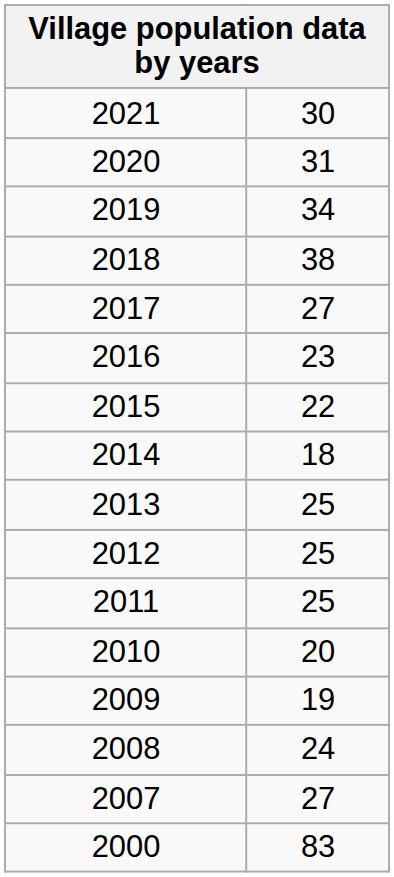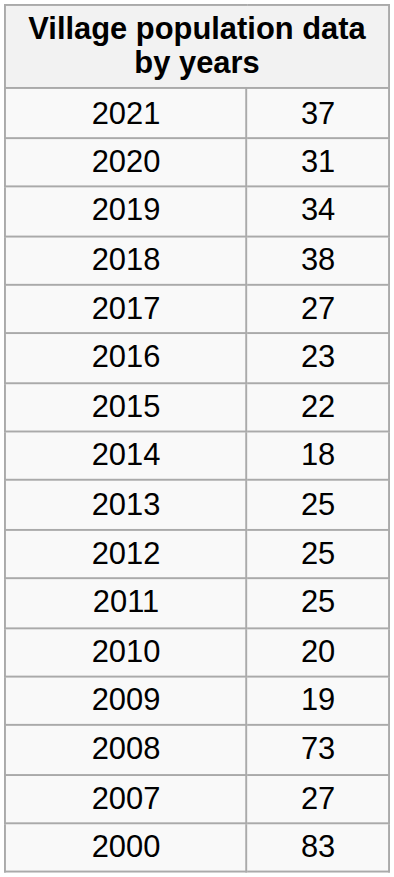(318, 112) 30 -> (318, 112) 37
(318, 749) 24 -> (318, 749) 73
